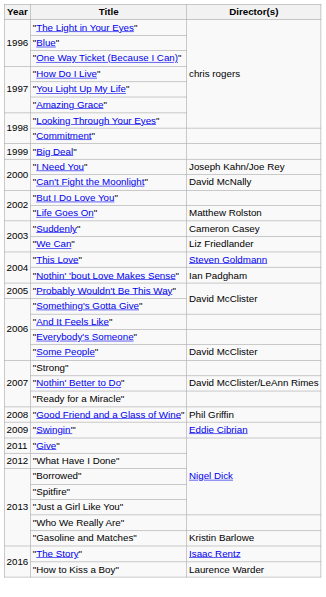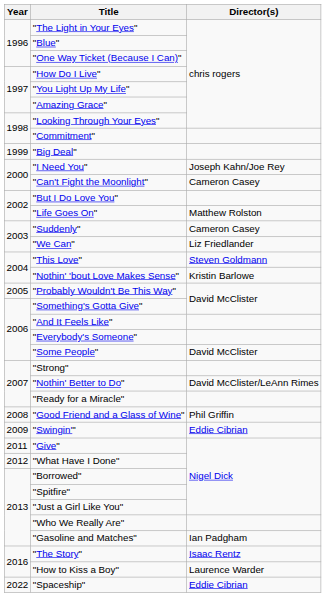(220, 182) David McNally -> (224, 182) Cameron Casey
(218, 275) Ian Padgham -> (222, 275) Kristin Barlowe
(222, 538) Kristin Barlowe -> (218, 538) Ian Padgham
+ row: (59, 584)
